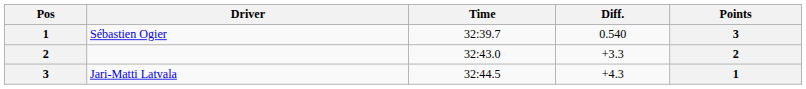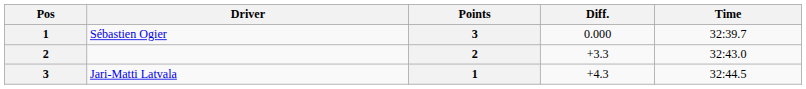columns swapped: (482, 14) <-> (736, 14)
(613, 34) 0.540 -> (598, 34) 0.000
